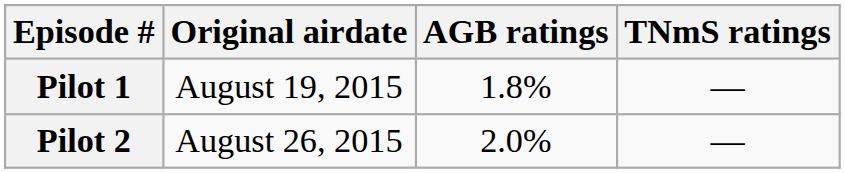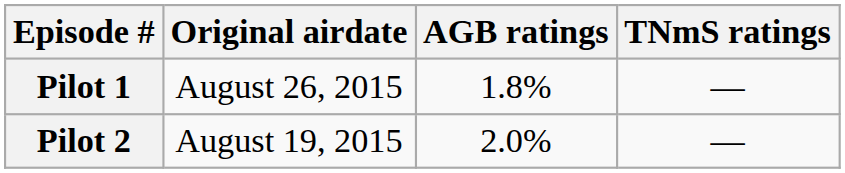(289, 85) August 19, 2015 -> (289, 85) August 26, 2015
(289, 140) August 26, 2015 -> (289, 140) August 19, 2015
